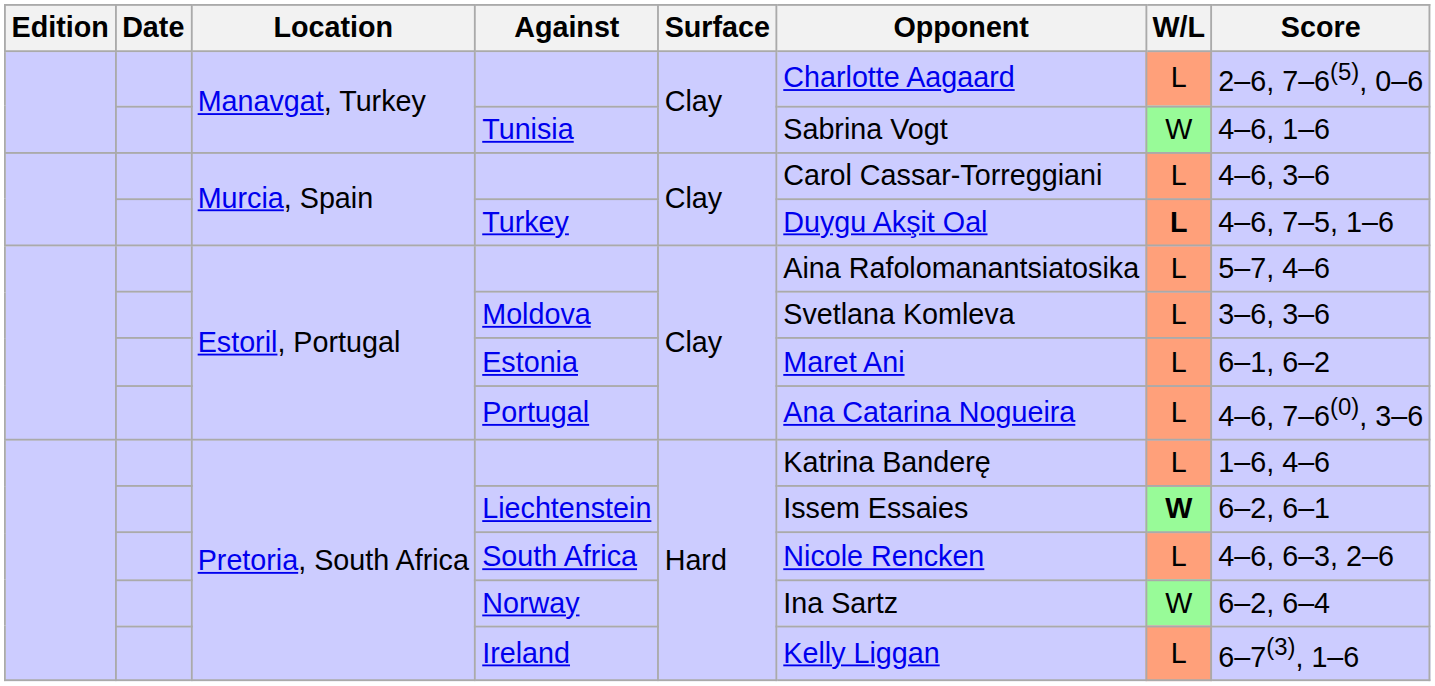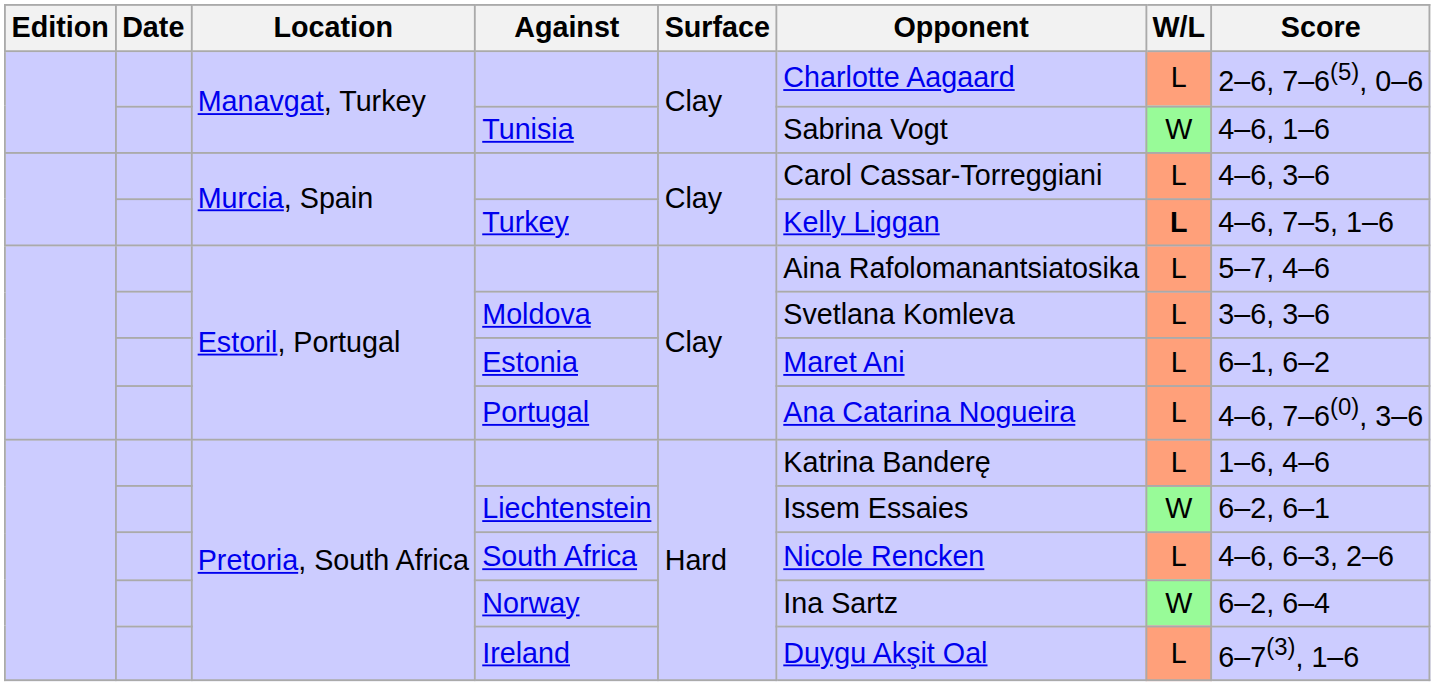(885, 221) Duygu Akşit Oal -> (861, 221) Kelly Liggan
(1179, 508) bold -> (1179, 508) normal
(861, 652) Kelly Liggan -> (885, 652) Duygu Akşit Oal
